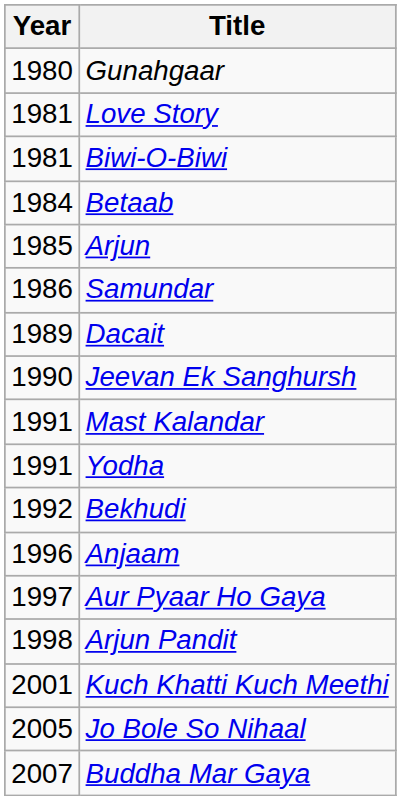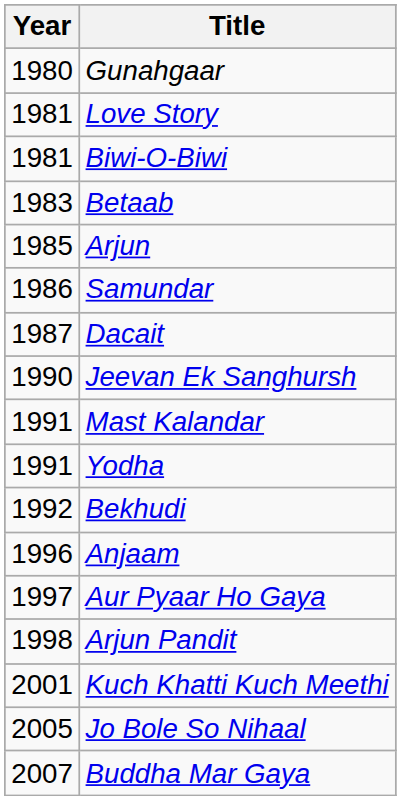(42, 202) 1984 -> (42, 202) 1983
(42, 333) 1989 -> (42, 333) 1987
